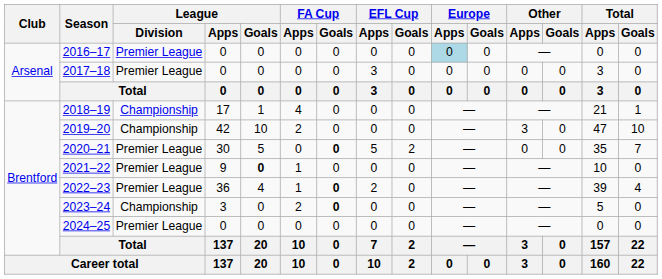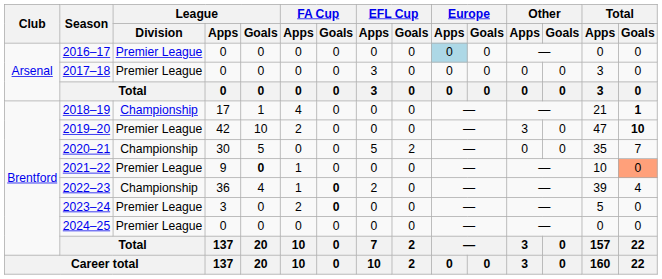(638, 110) normal -> (638, 110) bold
(159, 129) Championship -> (159, 129) Premier League
(638, 129) normal -> (638, 129) bold
(159, 149) Premier League -> (159, 149) Championship
(336, 149) bold -> (336, 149) normal
(638, 168) no background -> (638, 168) lightsalmon background
(159, 187) Premier League -> (159, 187) Championship
(159, 206) Championship -> (159, 206) Premier League
